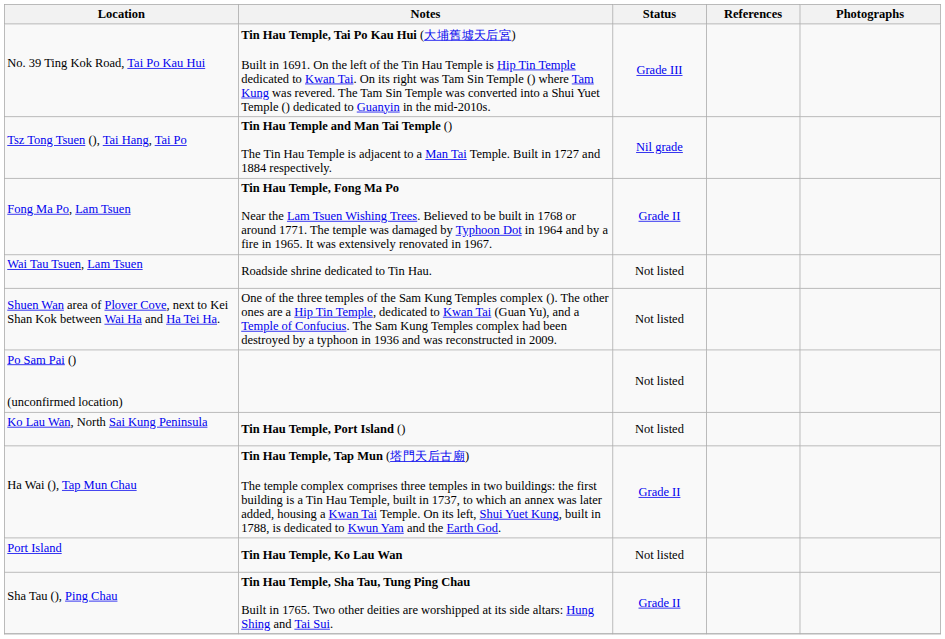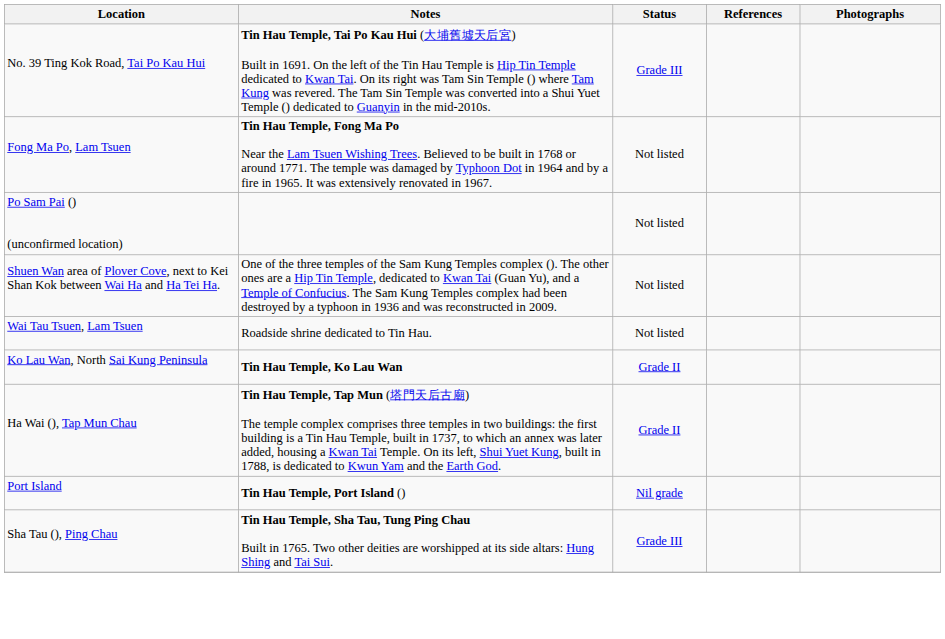- row: (97, 140)
(659, 216) Grade II -> (659, 154) Not listed
rows swapped: (75, 264) <-> (65, 381)
(323, 429) Tin Hau Temple, Port Island () -> (322, 367) Tin Hau Temple, Ko Lau Wan
(659, 429) Not listed -> (659, 367) Grade II
(322, 555) Tin Hau Temple, Ko Lau Wan -> (323, 493) Tin Hau Temple, Port Island ()
(659, 555) Not listed -> (659, 493) Nil grade
(659, 603) Grade II -> (659, 541) Grade III
